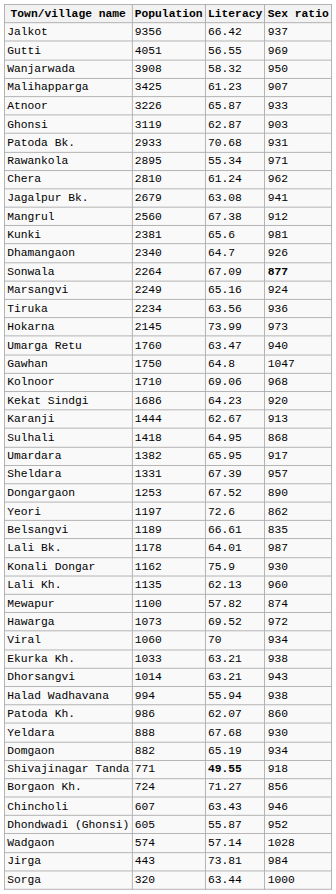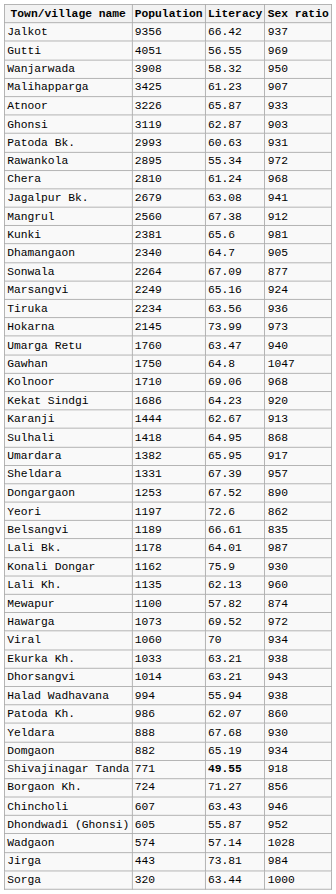(148, 143) 2933 -> (148, 143) 2993
(225, 143) 70.68 -> (225, 143) 60.63
(278, 161) 971 -> (278, 161) 972
(278, 180) 962 -> (278, 180) 968
(278, 253) 926 -> (278, 253) 905
(278, 272) bold -> (278, 272) normal
